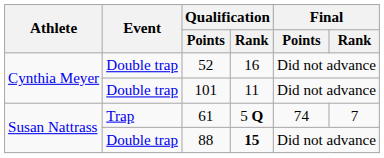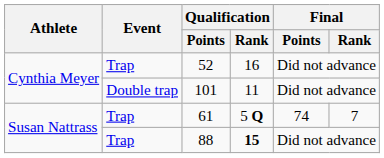(142, 65) Double trap -> (120, 65) Trap
(142, 140) Double trap -> (120, 140) Trap
